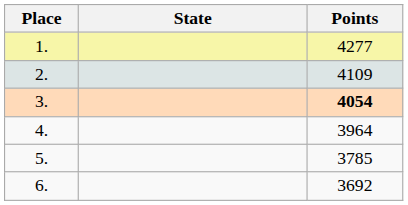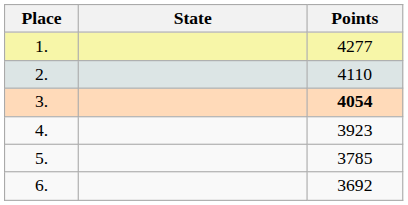(355, 74) 4109 -> (355, 74) 4110
(355, 130) 3964 -> (355, 130) 3923
